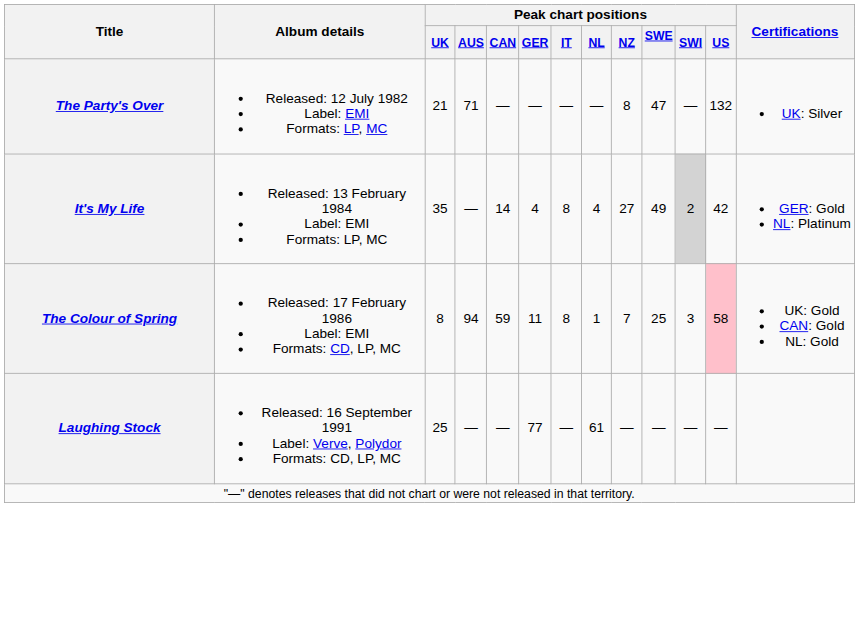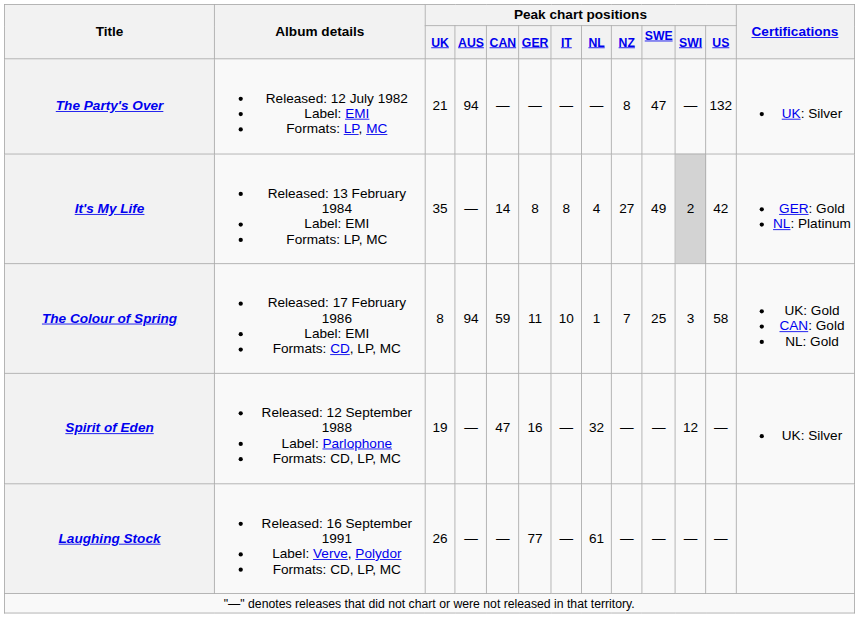(471, 106) 71 -> (471, 106) 94
(535, 208) 4 -> (535, 208) 8
(566, 318) 8 -> (566, 318) 10
(721, 318) pink background -> (721, 318) no background
+ row: (110, 428)
(440, 428) 25 -> (440, 538) 26
